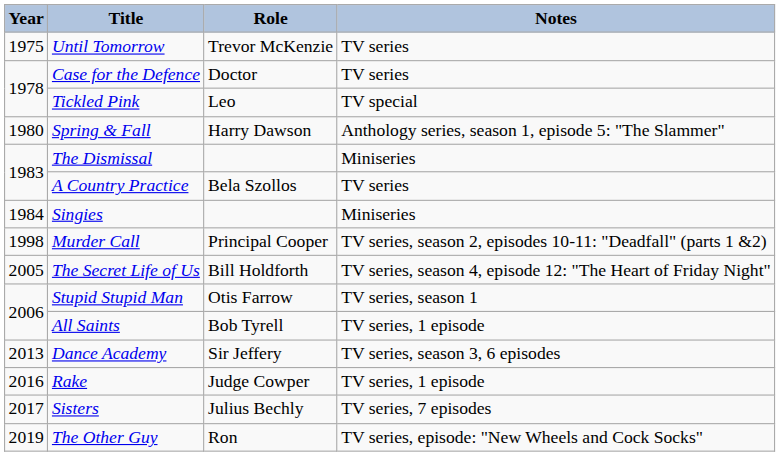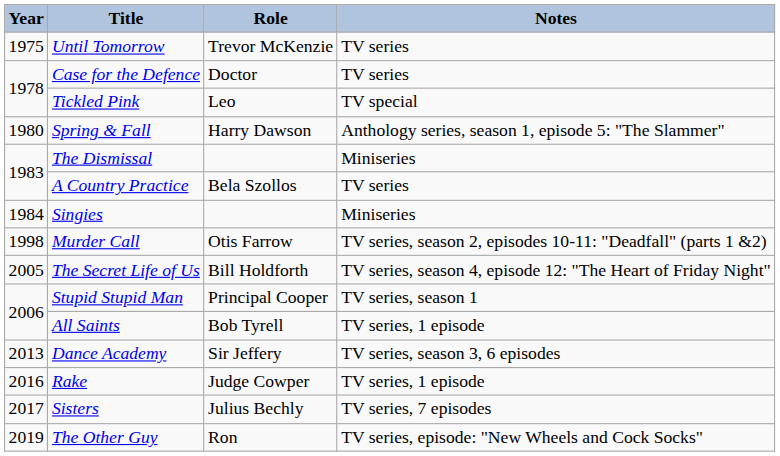(268, 241) Principal Cooper -> (250, 241) Otis Farrow
(250, 297) Otis Farrow -> (268, 297) Principal Cooper
